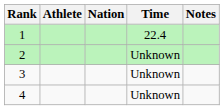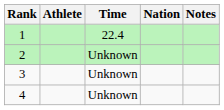columns swapped: (106, 14) <-> (155, 14)
